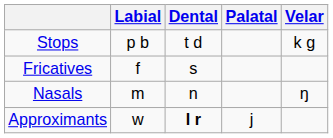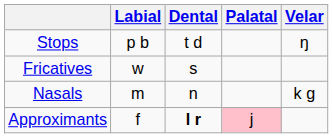(304, 42) k ɡ -> (304, 42) ŋ
(138, 68) f -> (138, 68) w
(304, 94) ŋ -> (304, 94) k ɡ
(138, 119) w -> (138, 119) f
(252, 119) no background -> (252, 119) pink background
